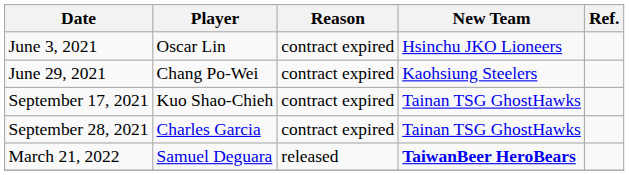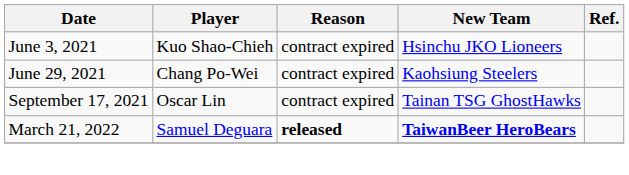(191, 45) Oscar Lin -> (215, 45) Kuo Shao-Chieh
(215, 101) Kuo Shao-Chieh -> (191, 101) Oscar Lin
- row: (79, 128)
(310, 156) normal -> (312, 128) bold
